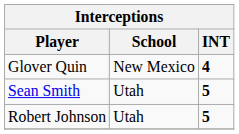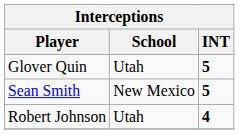(154, 66) New Mexico -> (129, 66) Utah
(206, 66) 4 -> (206, 66) 5
(129, 91) Utah -> (154, 91) New Mexico
(206, 116) 5 -> (206, 116) 4
